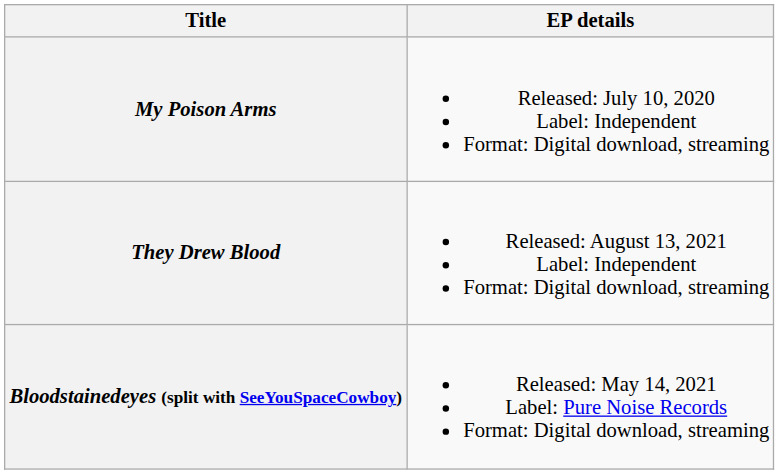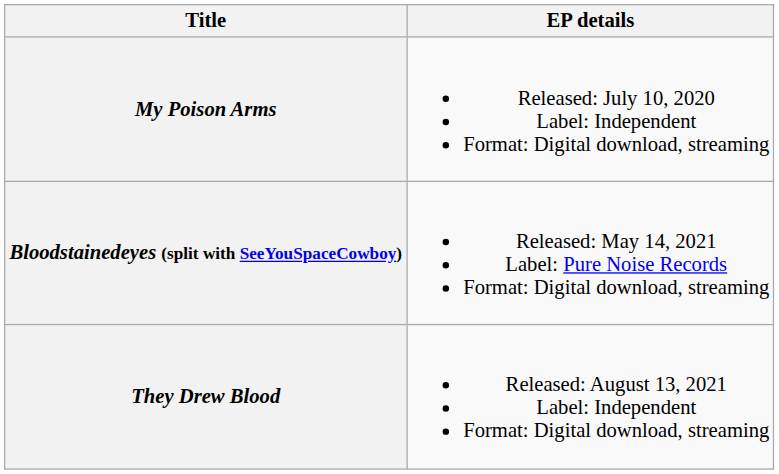rows swapped: (206, 396) <-> (206, 252)
